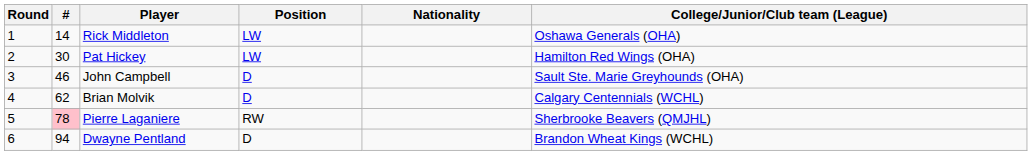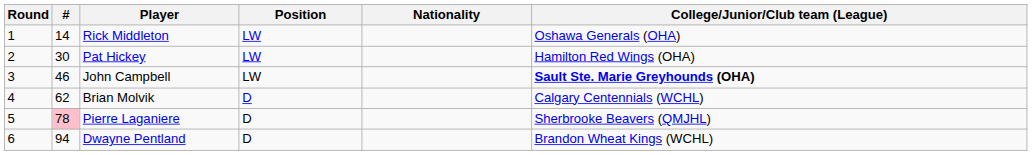(247, 77) D -> (252, 77) LW
(639, 77) normal -> (645, 77) bold
(253, 118) RW -> (247, 118) D
